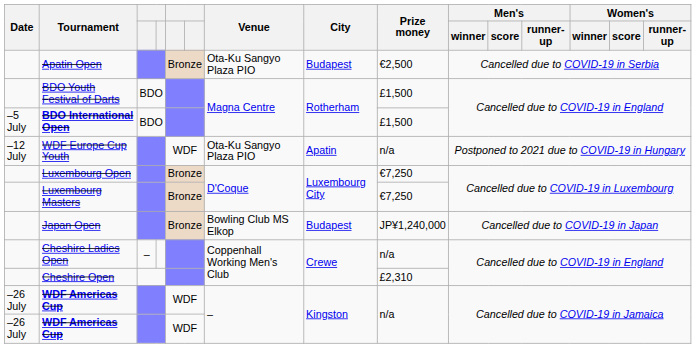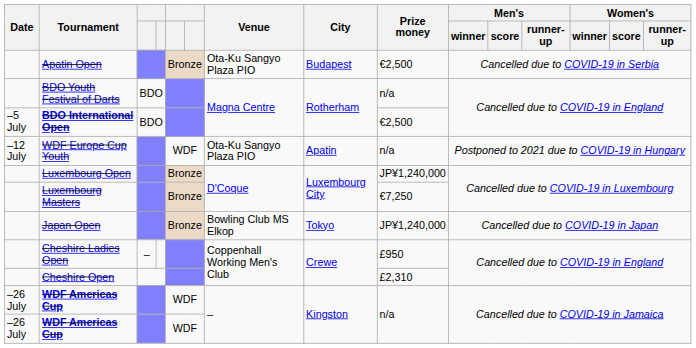(396, 93) £1,500 -> (387, 93) n/a
(396, 122) £1,500 -> (396, 122) €2,500
(396, 173) €7,250 -> (413, 173) JP¥1,240,000
(329, 225) Budapest -> (320, 225) Tokyo
(387, 254) n/a -> (392, 254) £950
